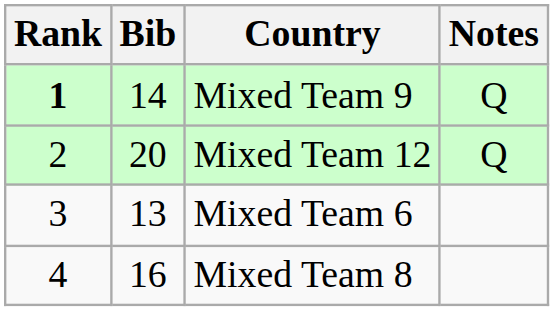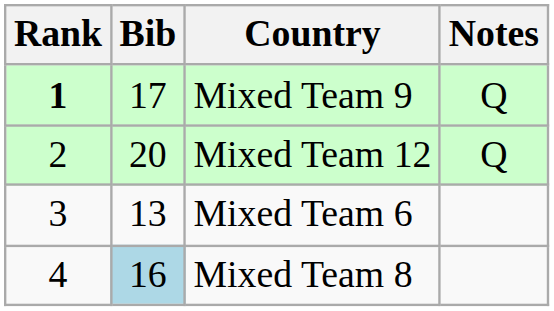(148, 94) 14 -> (148, 94) 17
(148, 273) no background -> (148, 273) lightblue background
